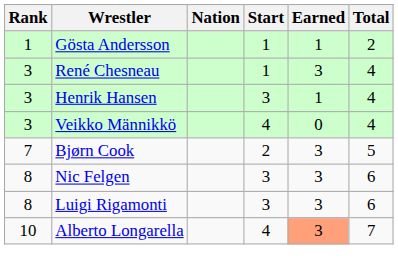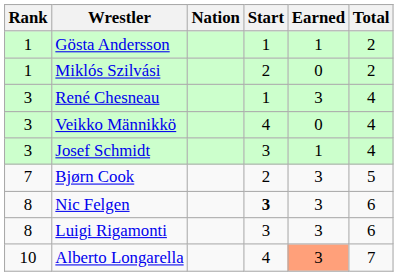+ row: (108, 71)
- row: (106, 97)
+ row: (103, 151)
(266, 177) normal -> (266, 204) bold
